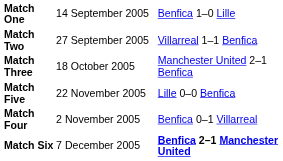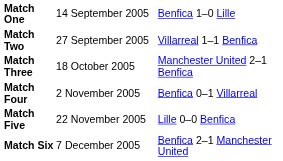rows swapped: (19, 119) <-> (19, 93)
(218, 146) bold -> (215, 146) normal
